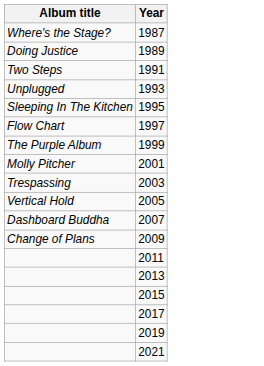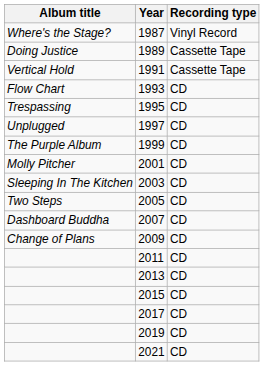+ column: (213, 13)
(35, 70) Two Steps -> (40, 70) Vertical Hold
(36, 88) Unplugged -> (36, 88) Flow Chart
(70, 107) Sleeping In The Kitchen -> (39, 107) Trespassing
(36, 126) Flow Chart -> (36, 126) Unplugged
(39, 182) Trespassing -> (70, 182) Sleeping In The Kitchen
(40, 201) Vertical Hold -> (35, 201) Two Steps
